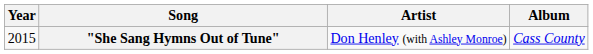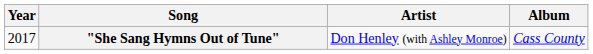(22, 37) 2015 -> (22, 37) 2017
